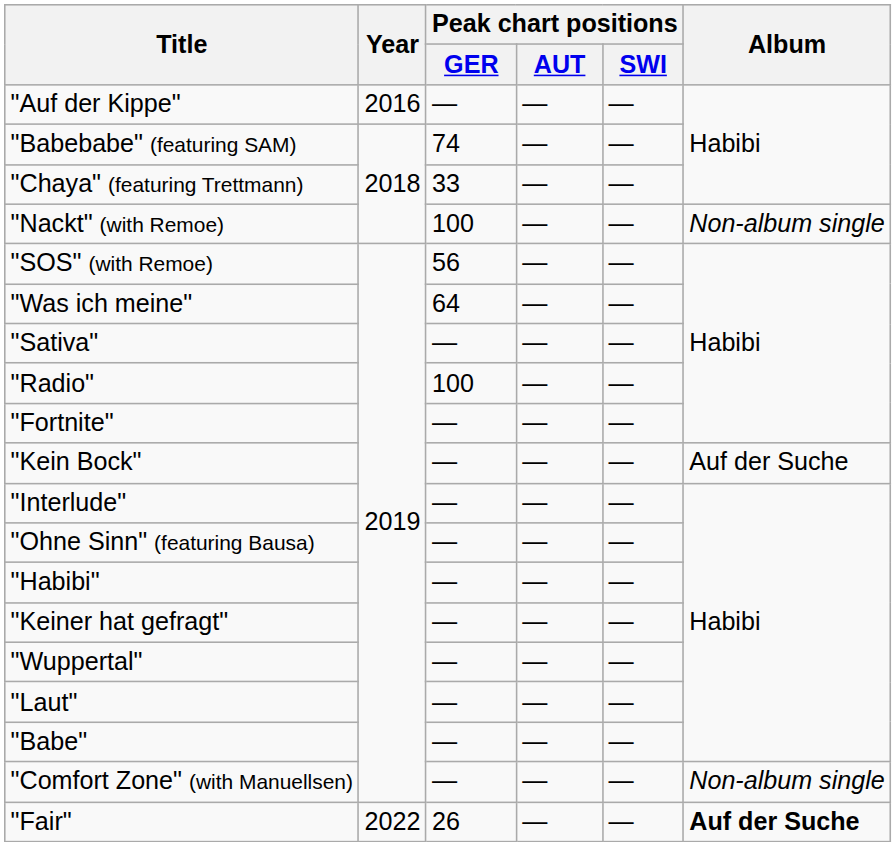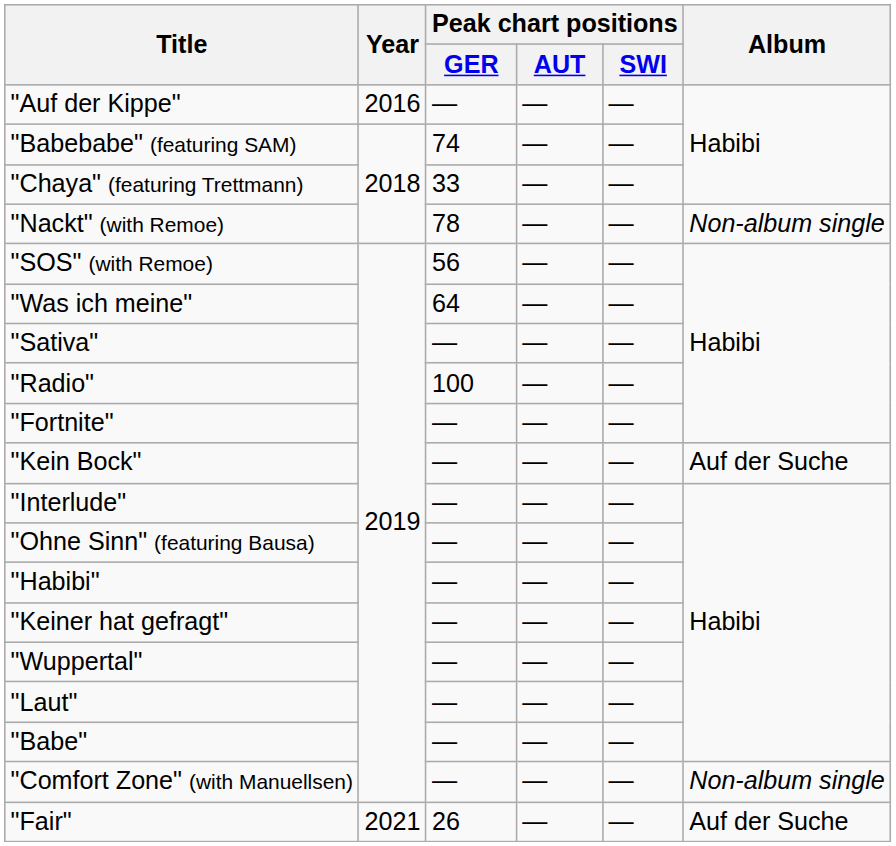(453, 223) 100 -> (446, 223) 78
(392, 821) 2022 -> (392, 821) 2021
(774, 821) bold -> (769, 821) normal
